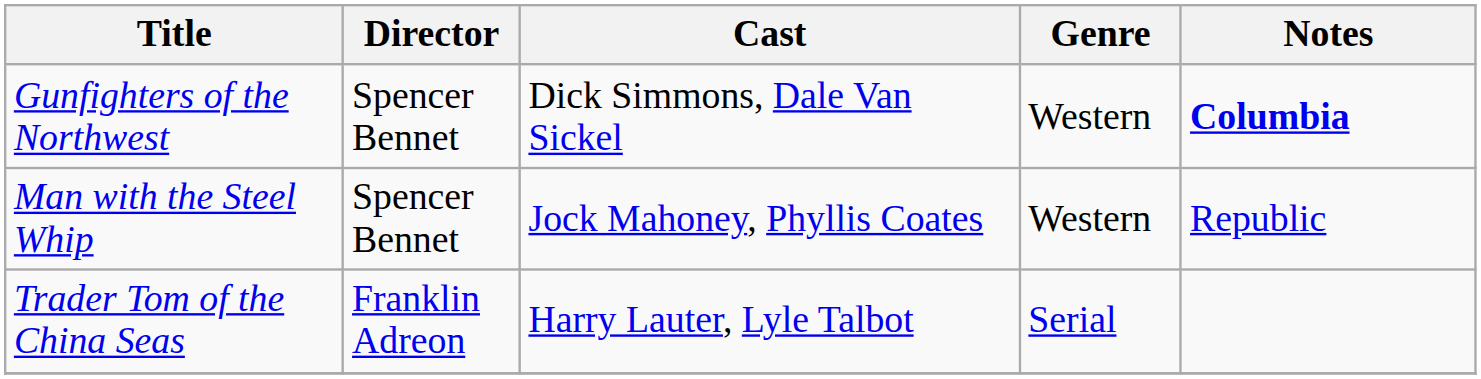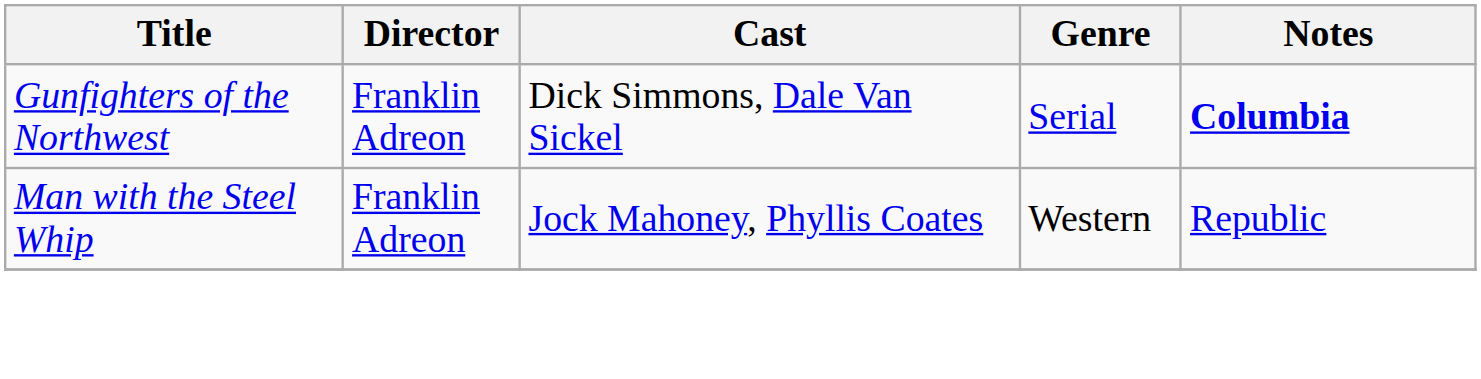(413, 115) Spencer Bennet -> (416, 115) Franklin Adreon
(1090, 115) Western -> (1072, 115) Serial
(413, 217) Spencer Bennet -> (416, 217) Franklin Adreon
- row: (149, 320)
